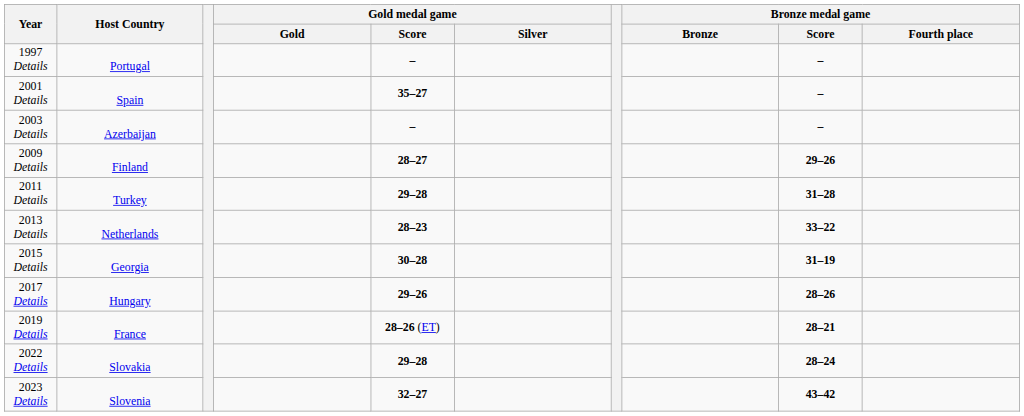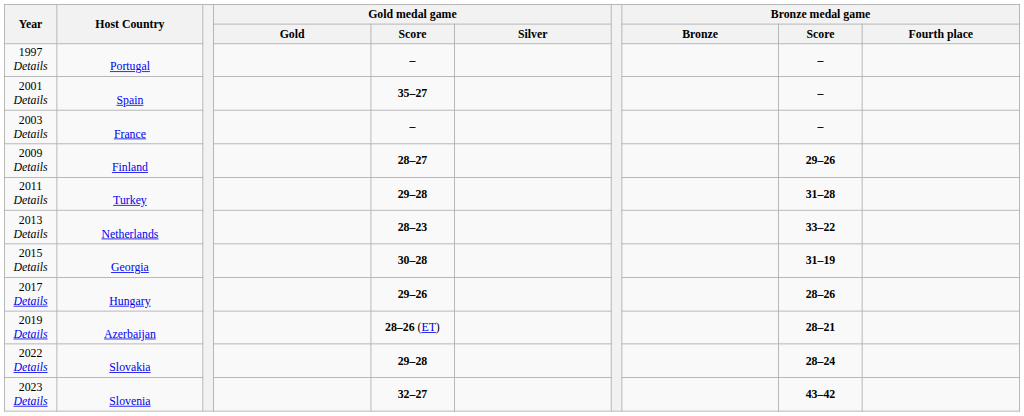(130, 134) Azerbaijan -> (130, 134) France
(130, 334) France -> (130, 334) Azerbaijan
